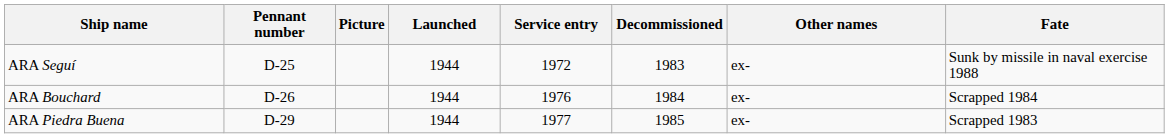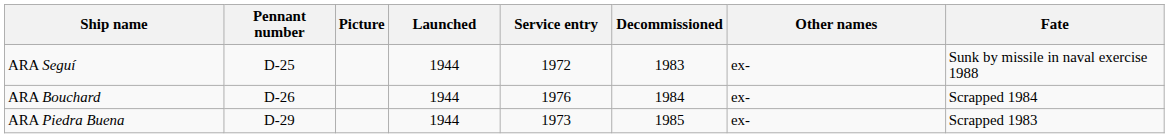(556, 120) 1977 -> (556, 120) 1973
